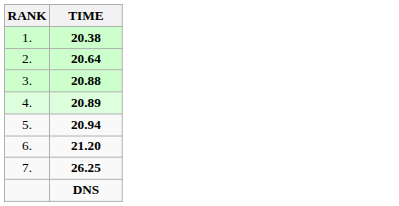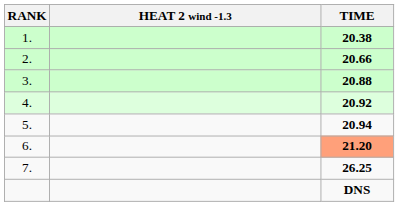+ column: (185, 15)
(86, 59) 20.64 -> (357, 59) 20.66
(86, 103) 20.89 -> (357, 103) 20.92
(86, 146) no background -> (357, 146) lightsalmon background
